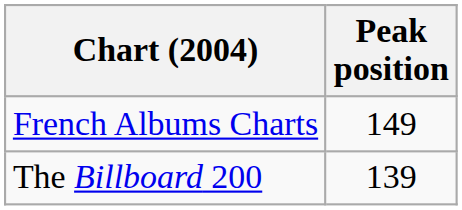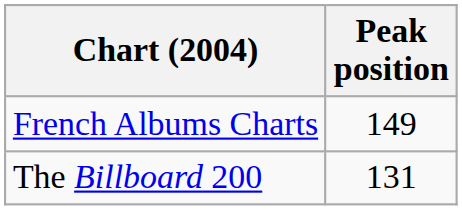(391, 177) 139 -> (391, 177) 131
